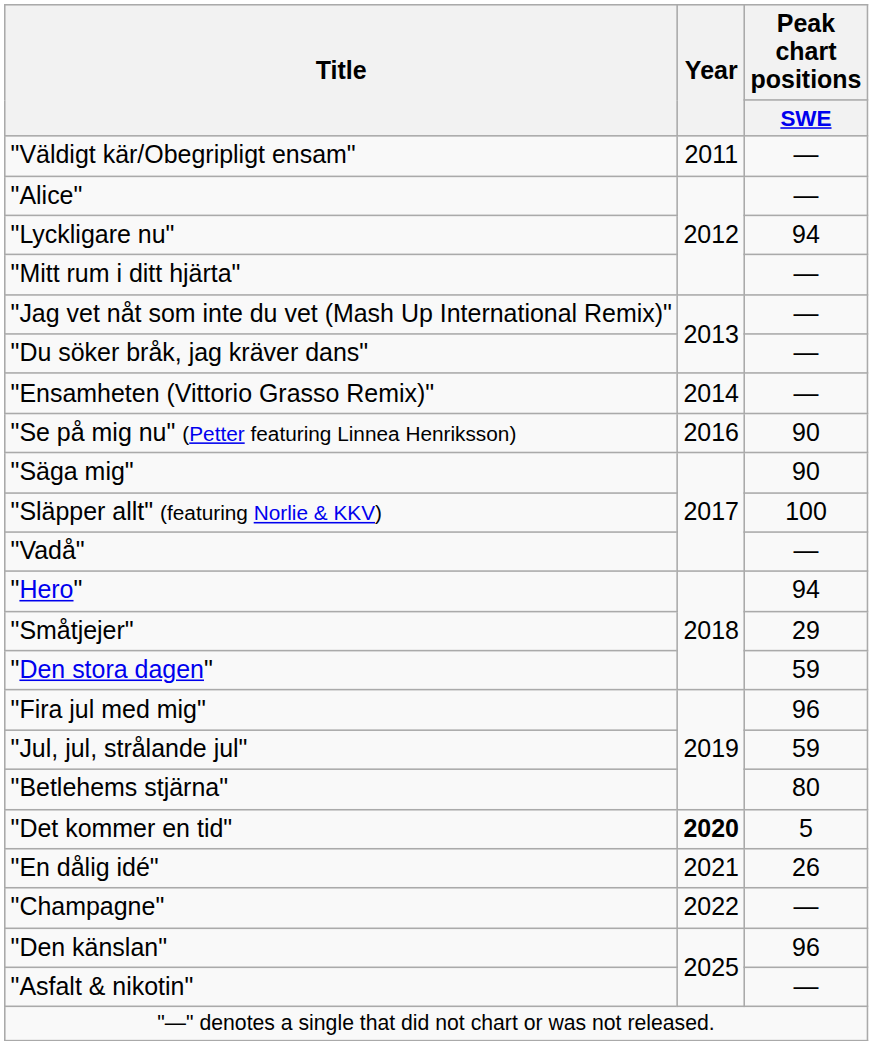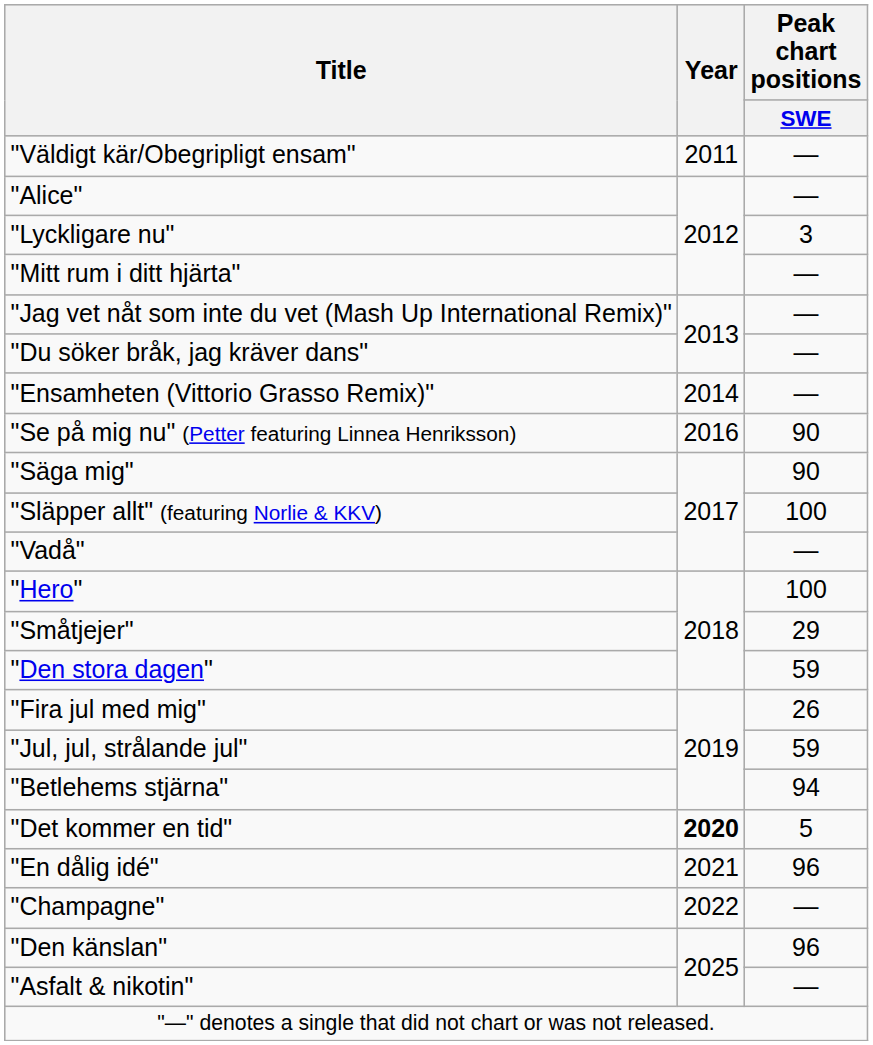(806, 234) 94 -> (806, 234) 3
(806, 590) 94 -> (806, 590) 100
(806, 709) 96 -> (806, 709) 26
(806, 788) 80 -> (806, 788) 94
(806, 868) 26 -> (806, 868) 96
